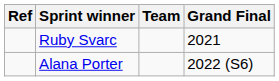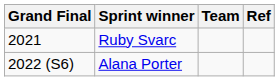columns swapped: (229, 16) <-> (20, 16)
